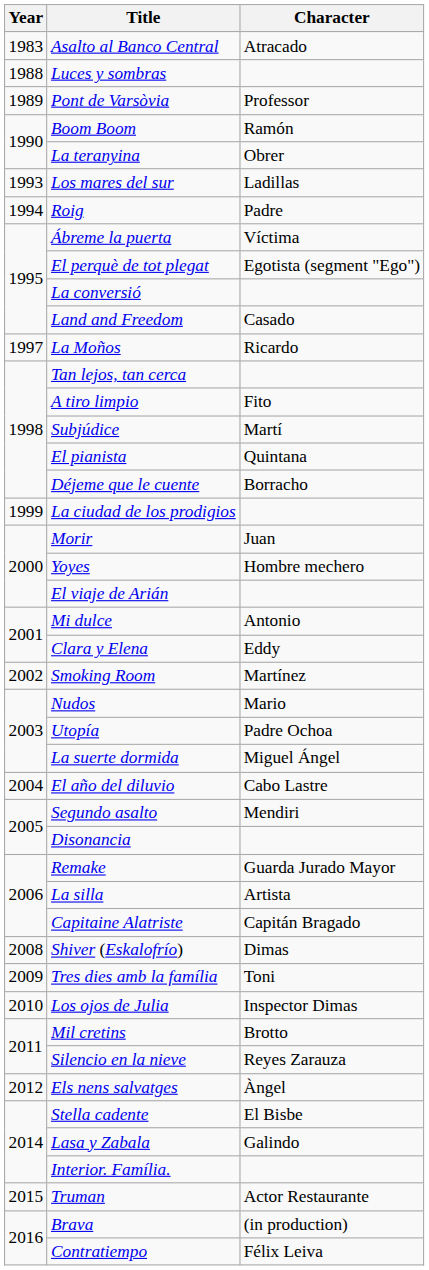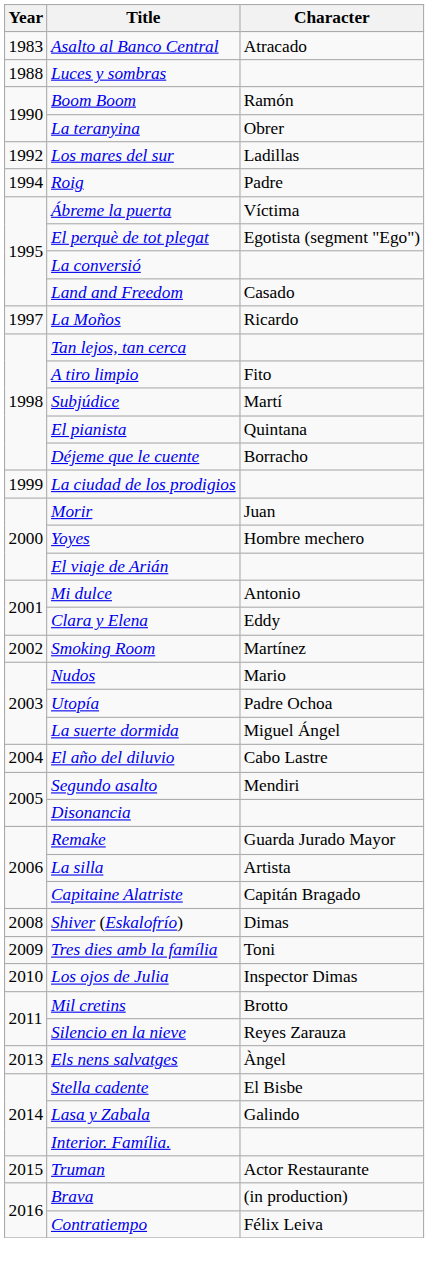- row: (110, 100)
(26, 182) 1993 -> (26, 155) 1992
(26, 1086) 2012 -> (26, 1059) 2013
